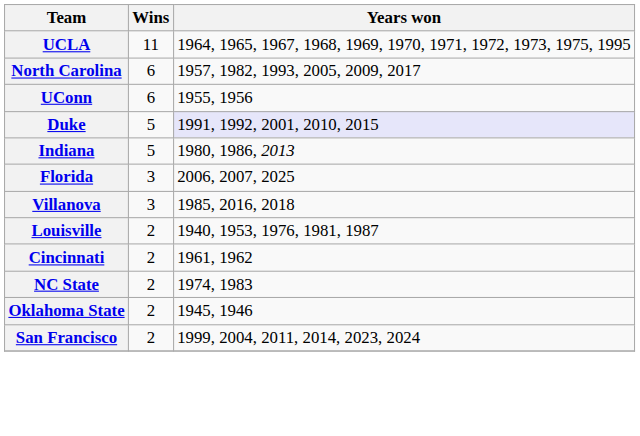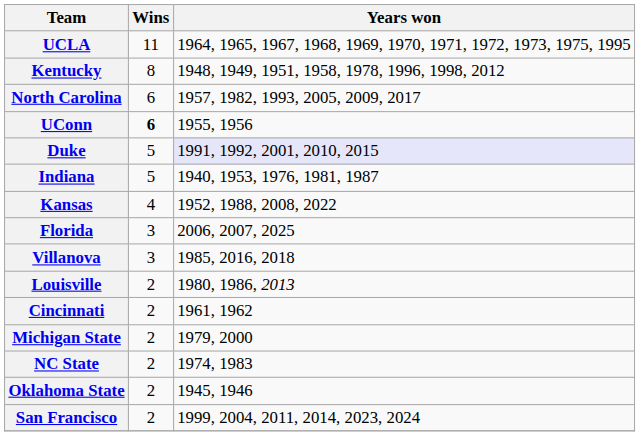+ row: (66, 71)
(151, 97) normal -> (151, 124) bold
(236, 151) 1980, 1986, 2013 -> (278, 177) 1940, 1953, 1976, 1981, 1987
+ row: (66, 204)
(278, 230) 1940, 1953, 1976, 1981, 1987 -> (236, 284) 1980, 1986, 2013
+ row: (66, 337)
